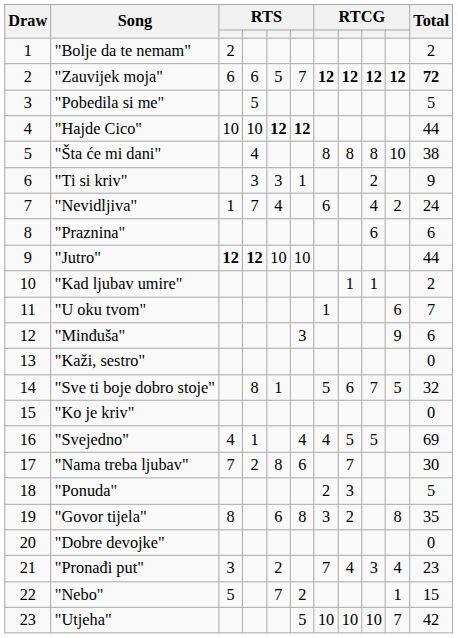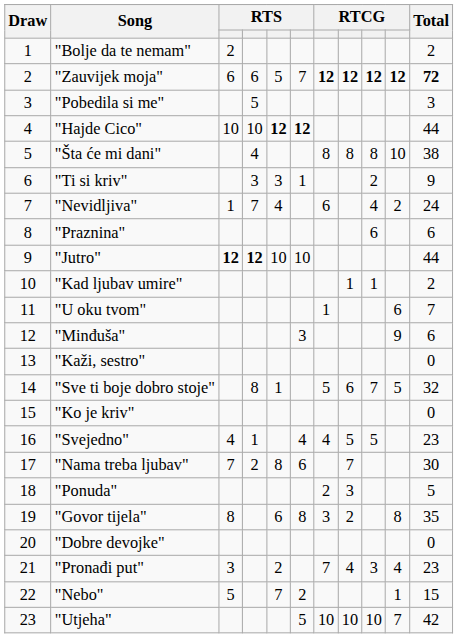(431, 102) 5 -> (431, 102) 3
(431, 439) 69 -> (431, 439) 23
